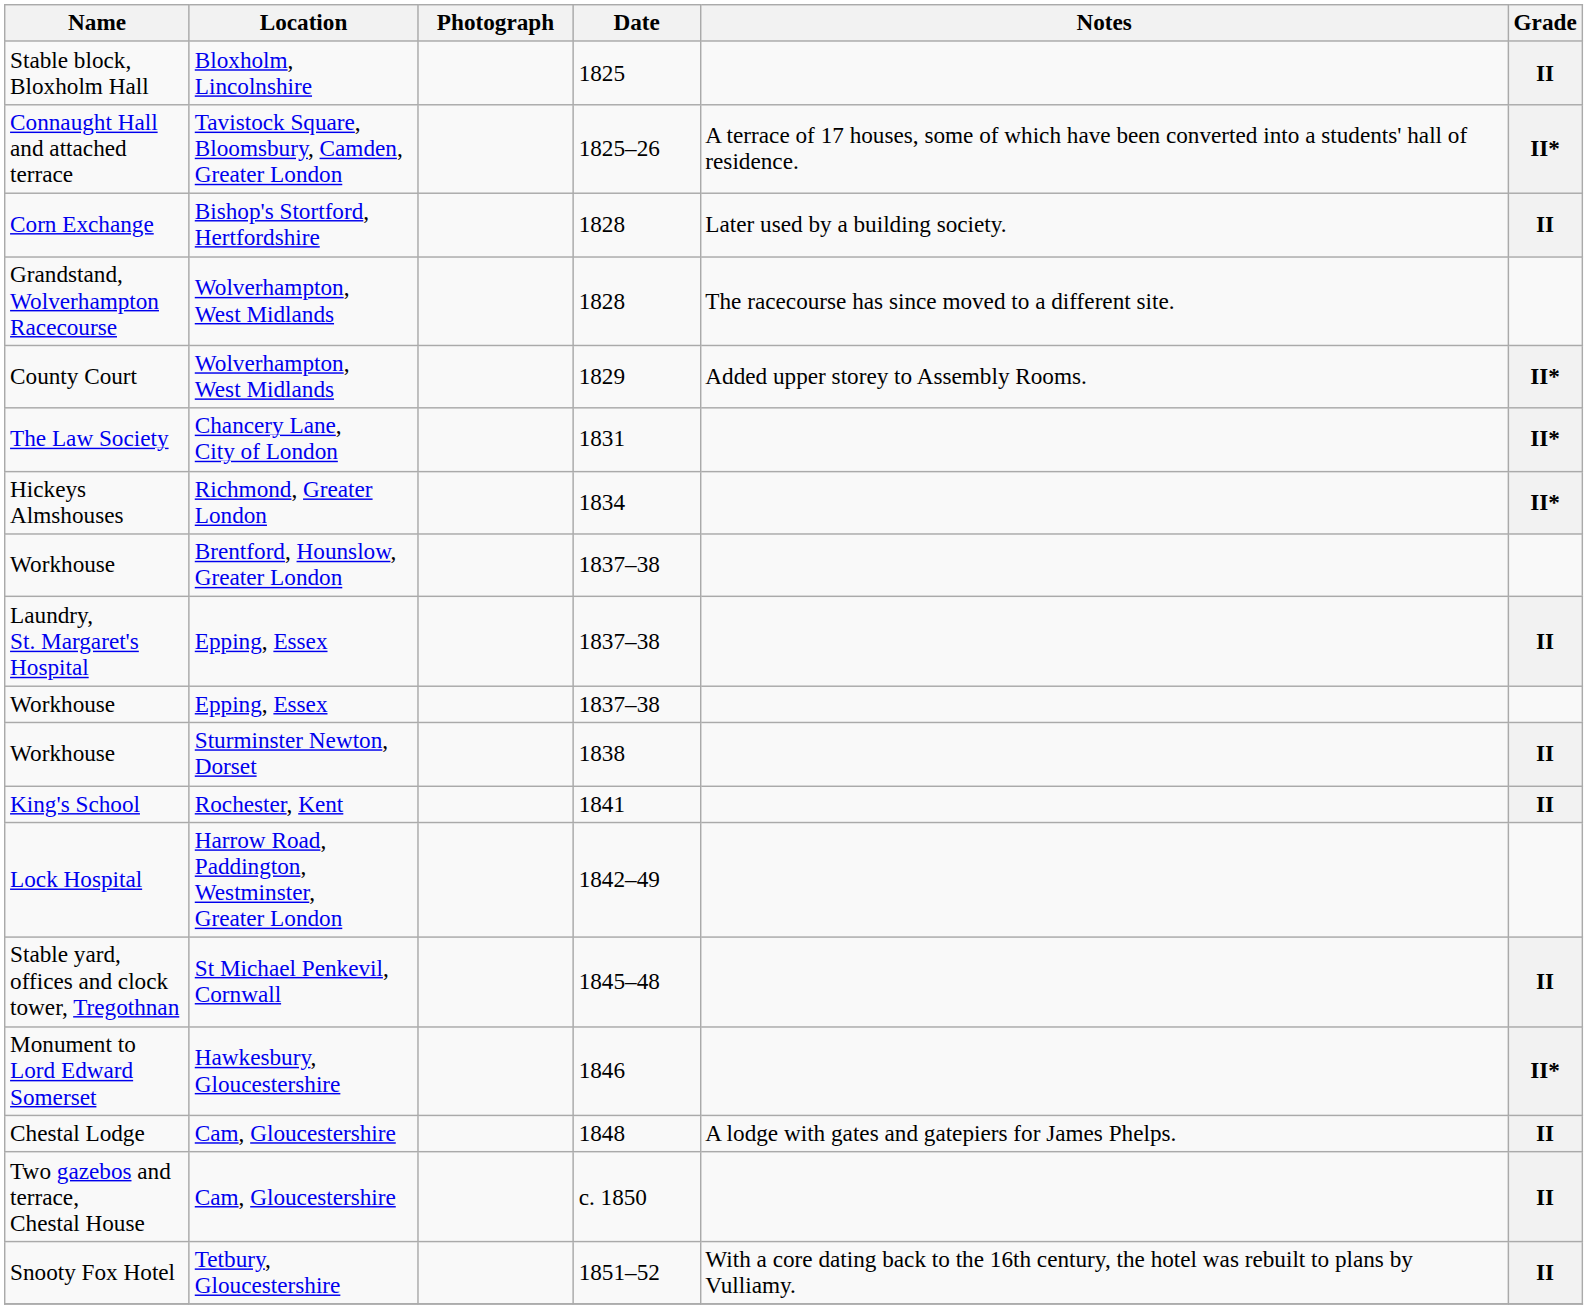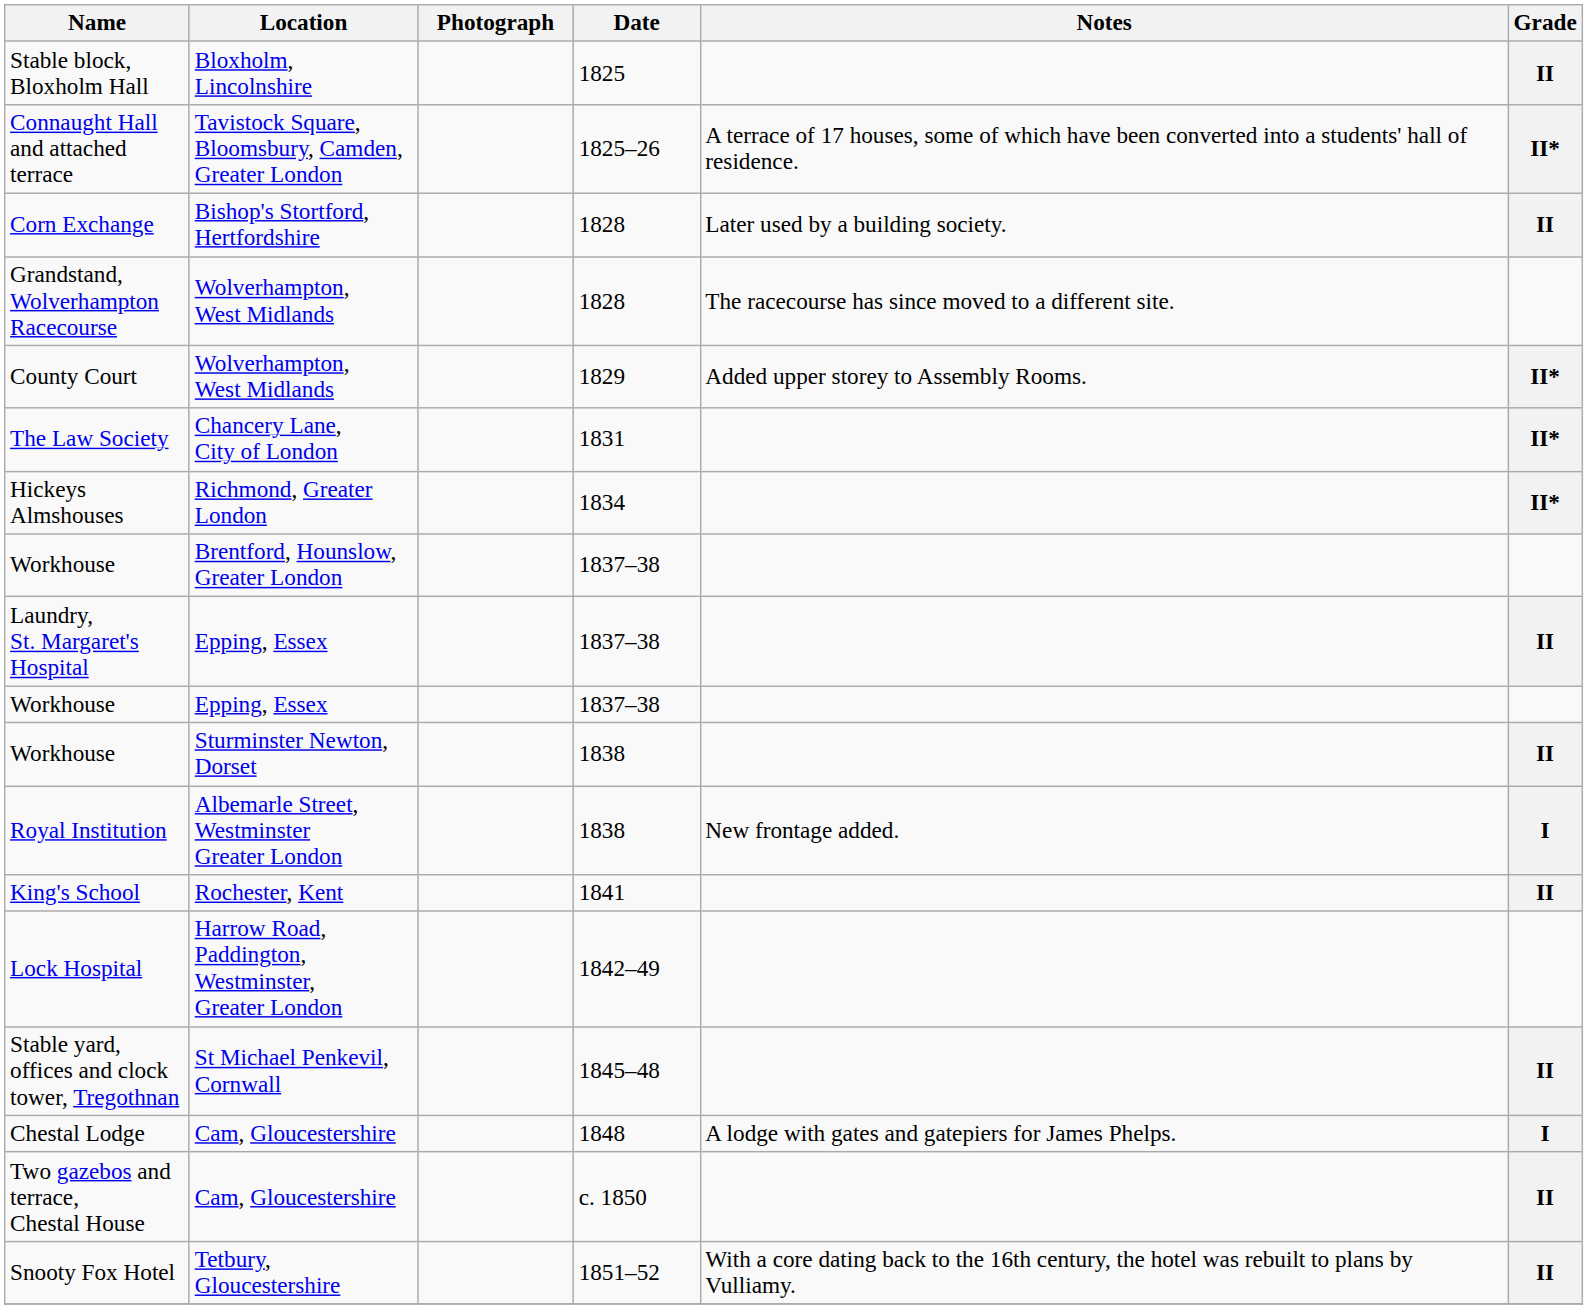+ row: (88, 829)
- row: (73, 1070)
(1545, 1133) II -> (1545, 1133) I
